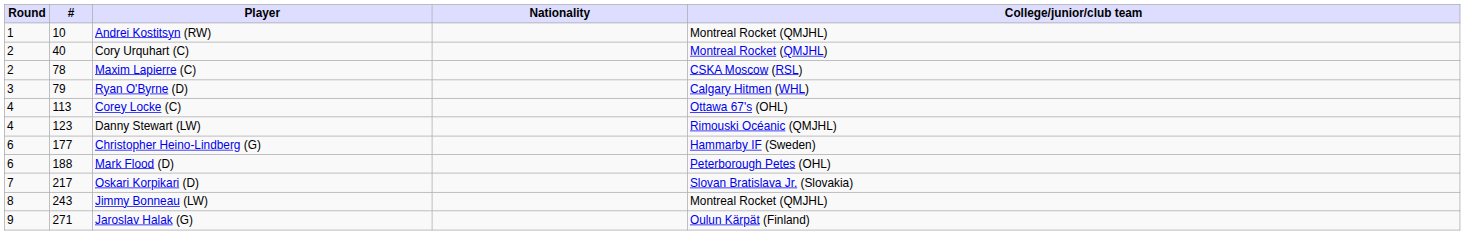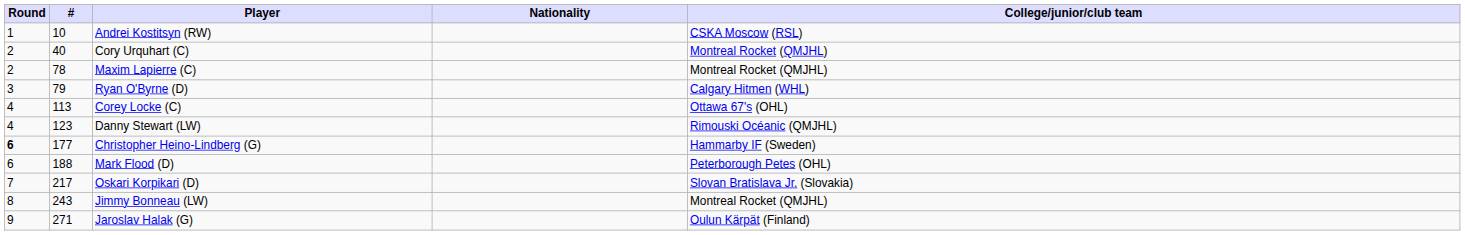(759, 32) Montreal Rocket (QMJHL) -> (746, 32) CSKA Moscow (RSL)
(746, 70) CSKA Moscow (RSL) -> (759, 70) Montreal Rocket (QMJHL)
(10, 145) normal -> (10, 145) bold
